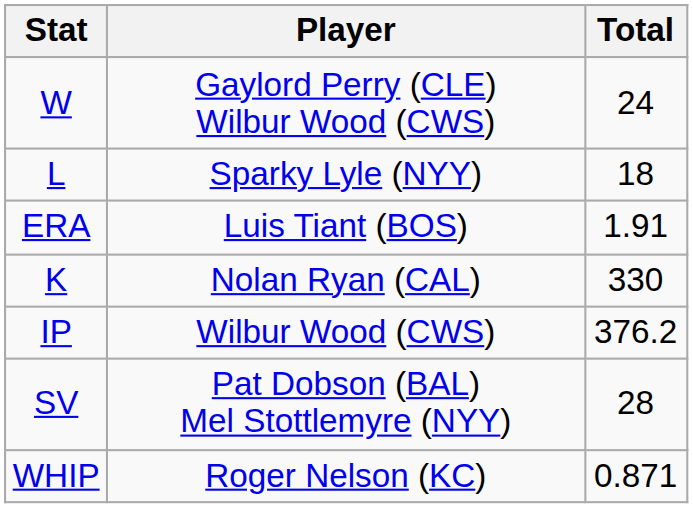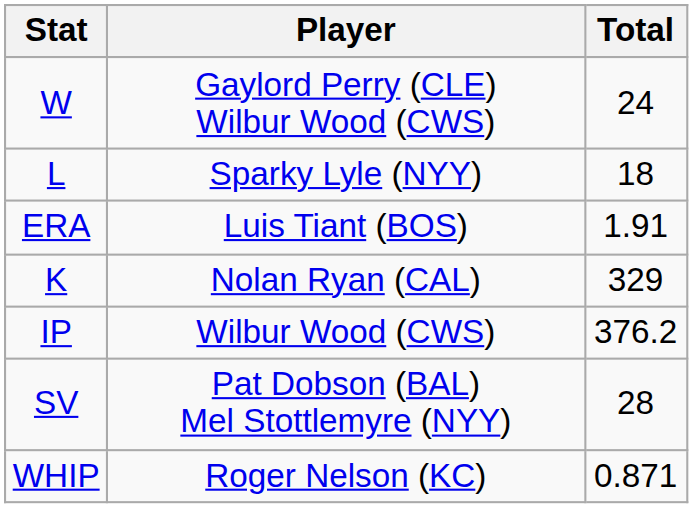(636, 279) 330 -> (636, 279) 329
